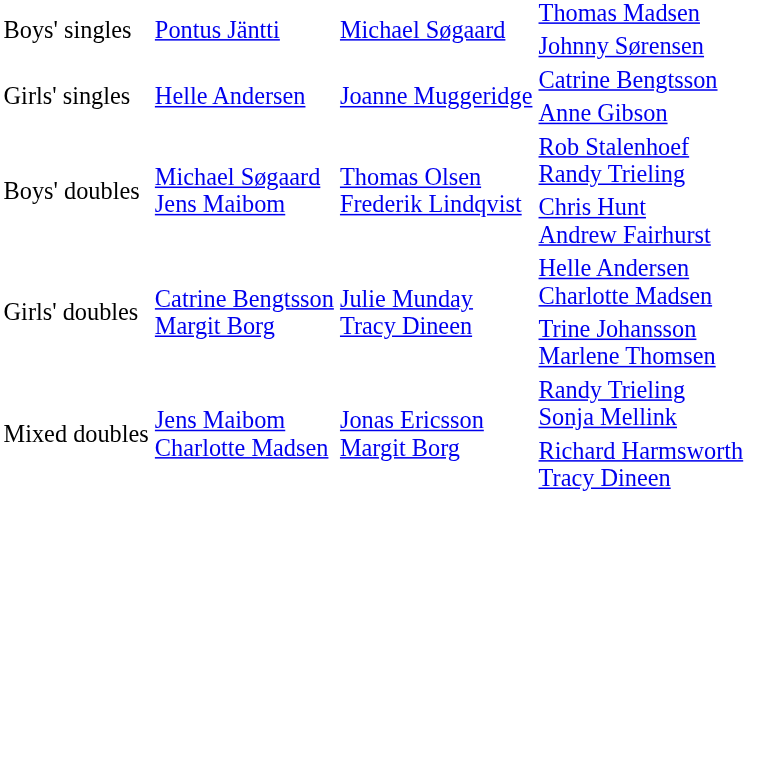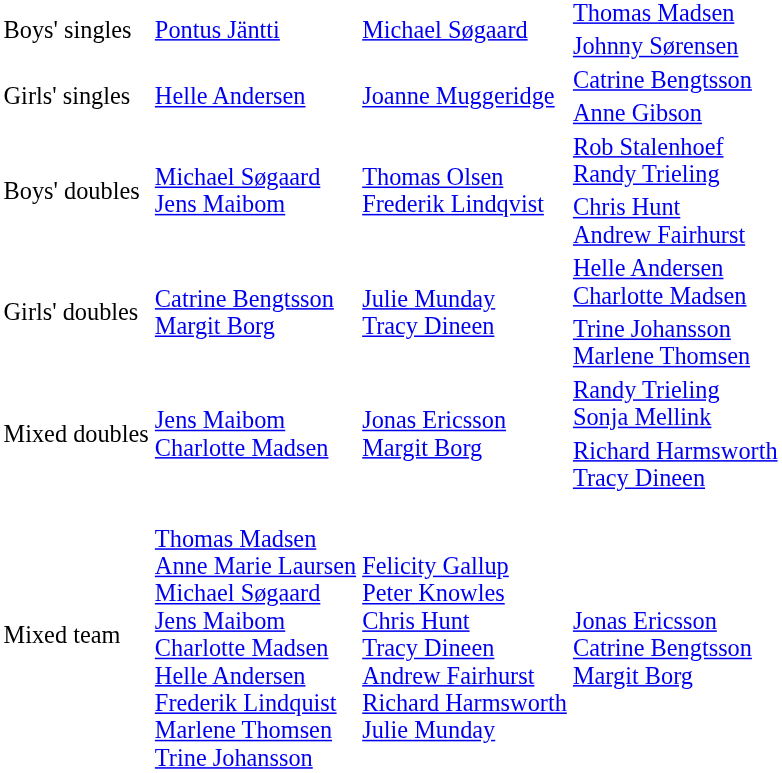+ row: (662, 648)
